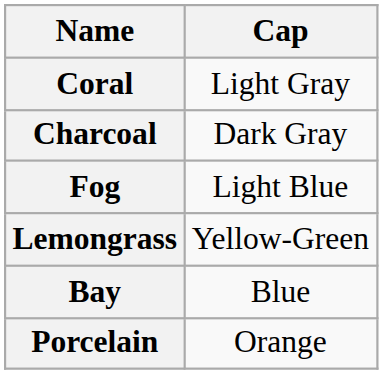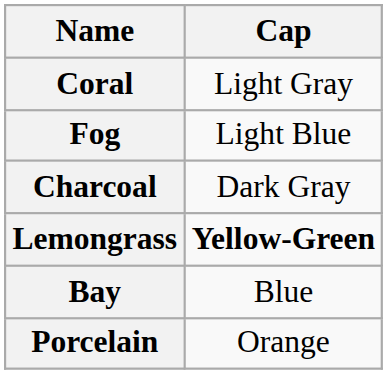rows swapped: (95, 186) <-> (95, 134)
(280, 238) normal -> (283, 238) bold
